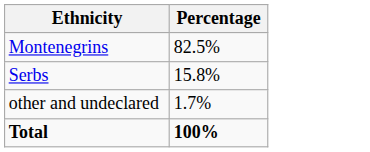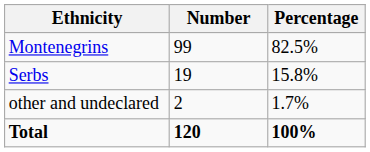+ column: (219, 18)
